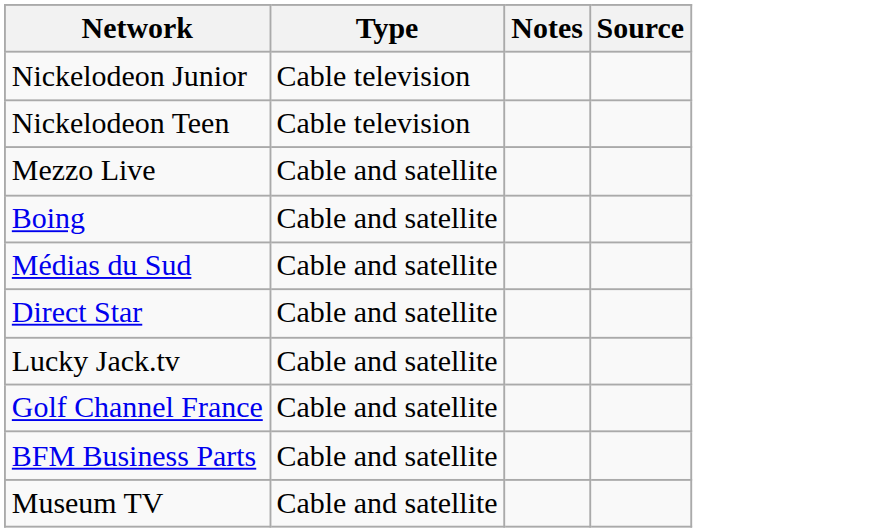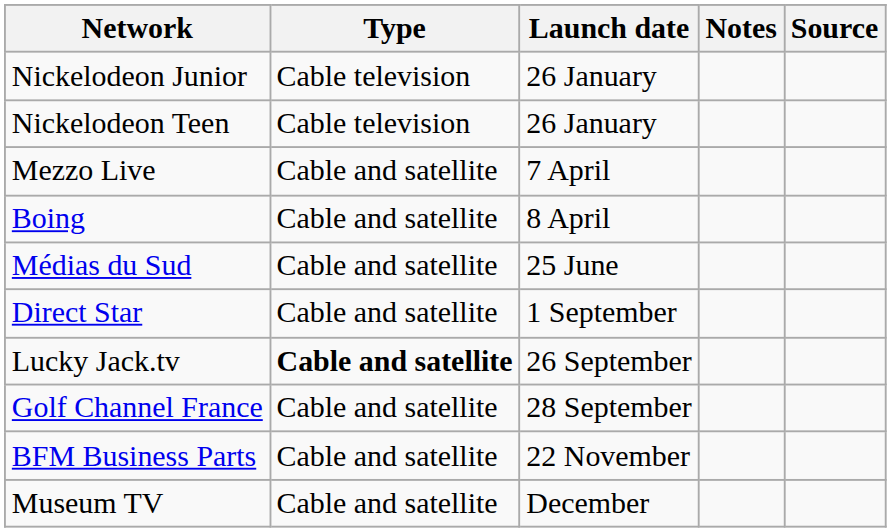+ column: (609, 28)
(387, 360) normal -> (395, 360) bold
